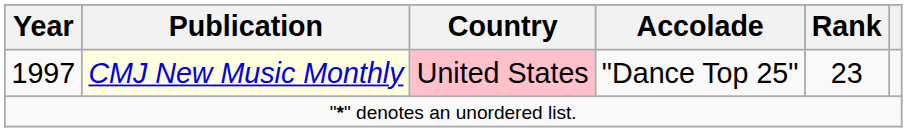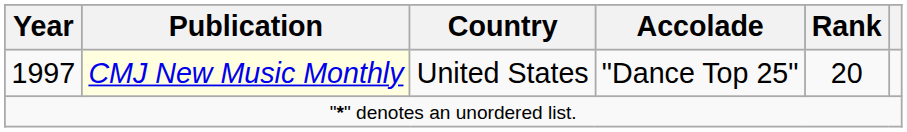(503, 72) pink background -> (503, 72) no background
(847, 72) 23 -> (847, 72) 20
